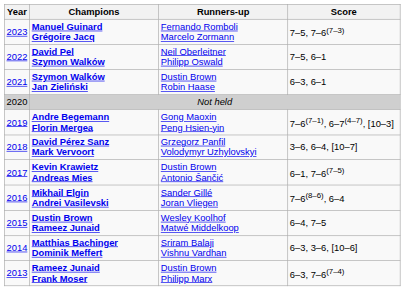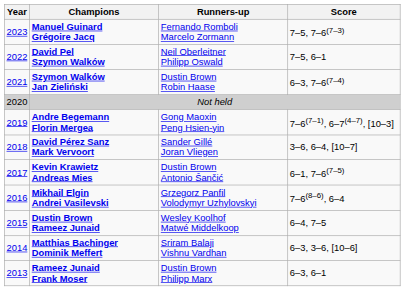(308, 82) 6–3, 6–1 -> (317, 82) 6–3, 7–6(7–4)
(209, 148) Grzegorz Panfil Volodymyr Uzhylovskyi -> (189, 148) Sander Gillé Joran Vliegen
(189, 198) Sander Gillé Joran Vliegen -> (209, 198) Grzegorz Panfil Volodymyr Uzhylovskyi
(317, 274) 6–3, 7–6(7–4) -> (308, 274) 6–3, 6–1
